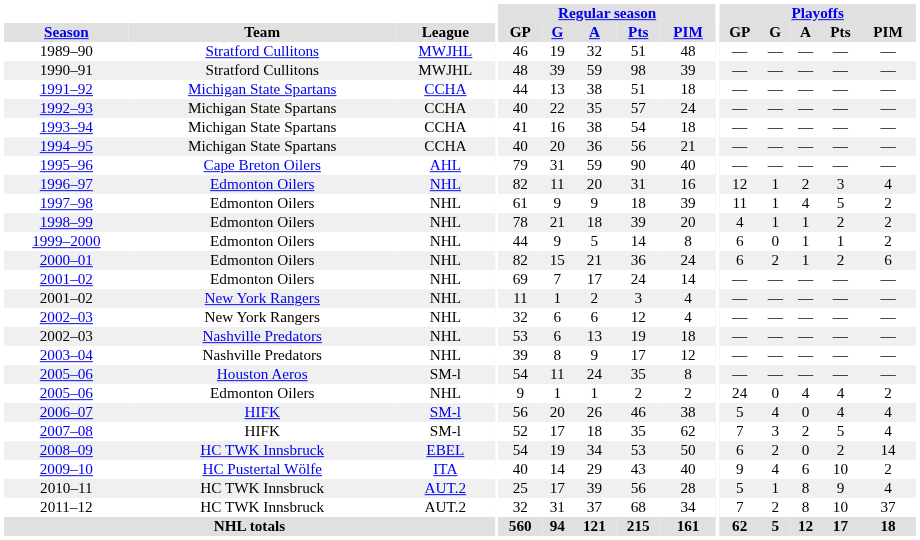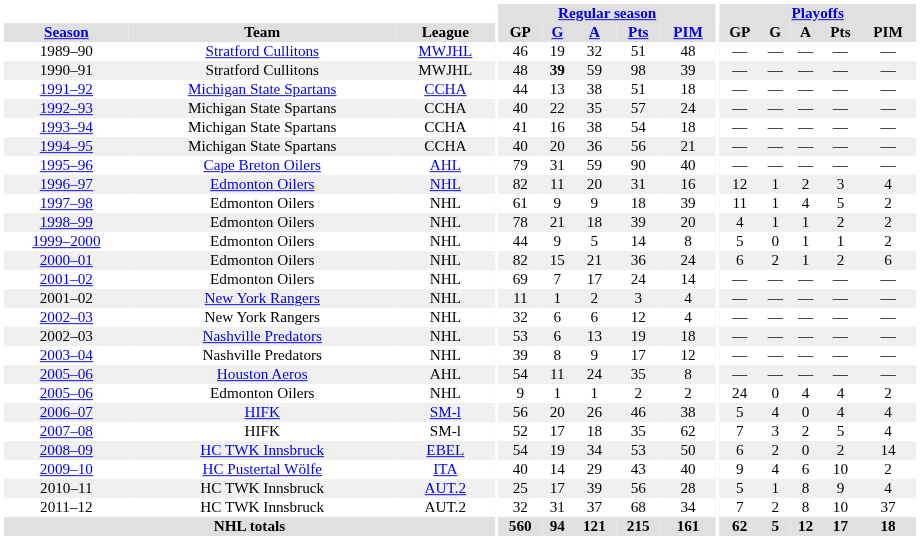(557, 70) normal -> (557, 70) bold
(740, 241) 6 -> (740, 241) 5
(445, 374) SM-l -> (445, 374) AHL
